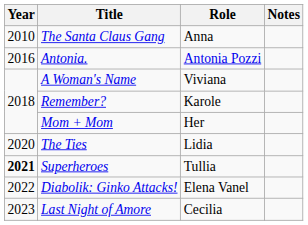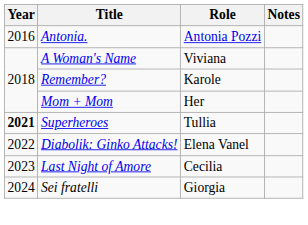- row: (103, 36)
- row: (64, 144)
+ row: (70, 187)
